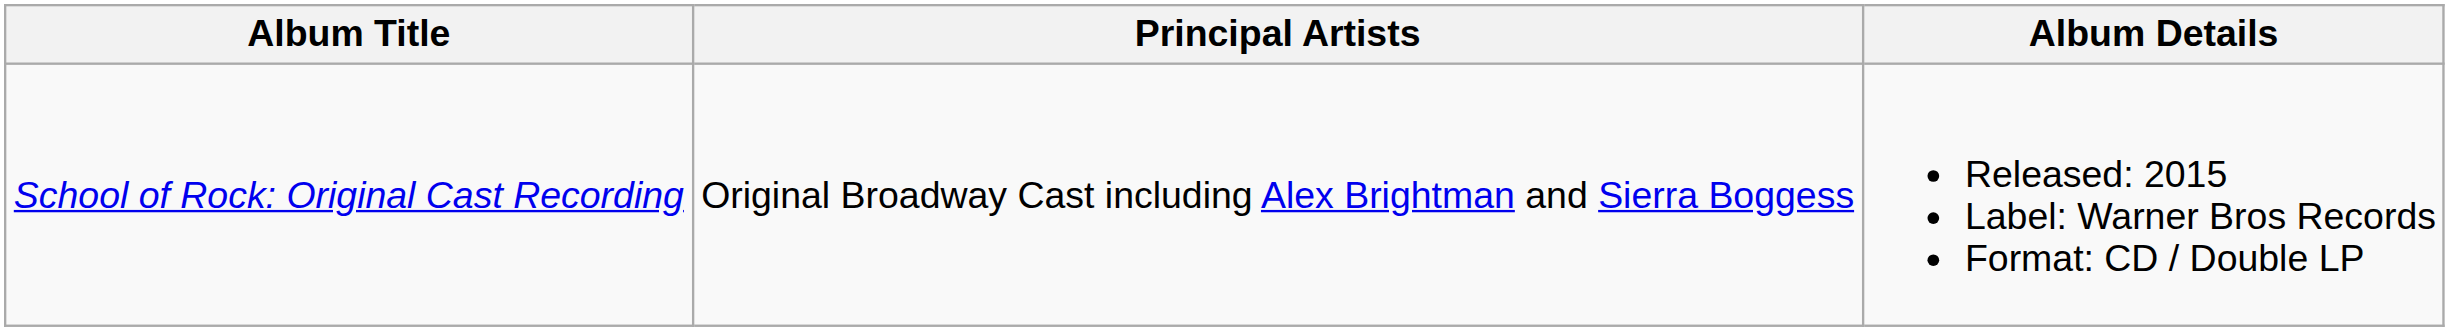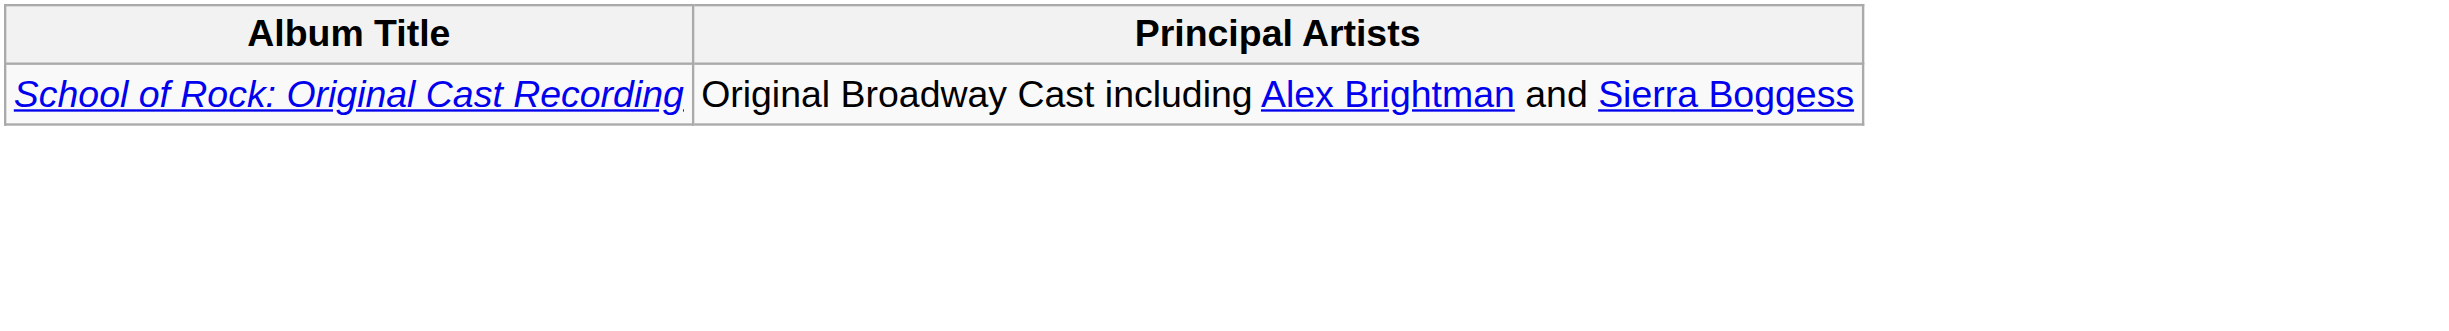- column: (2154, 34)
